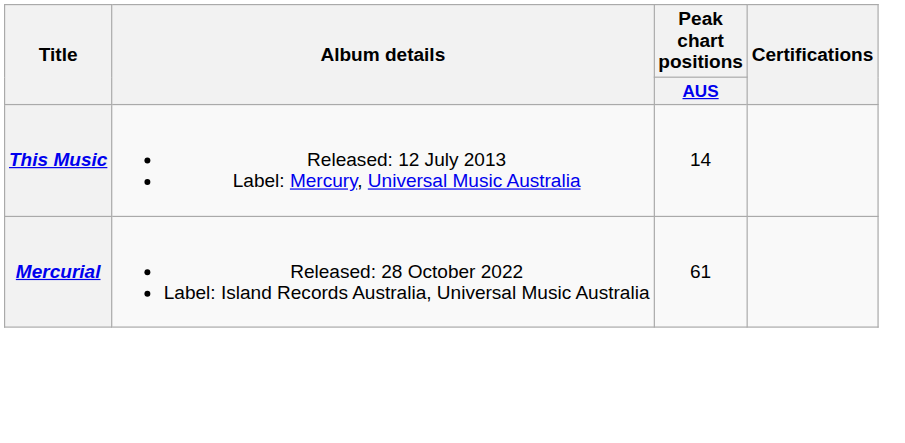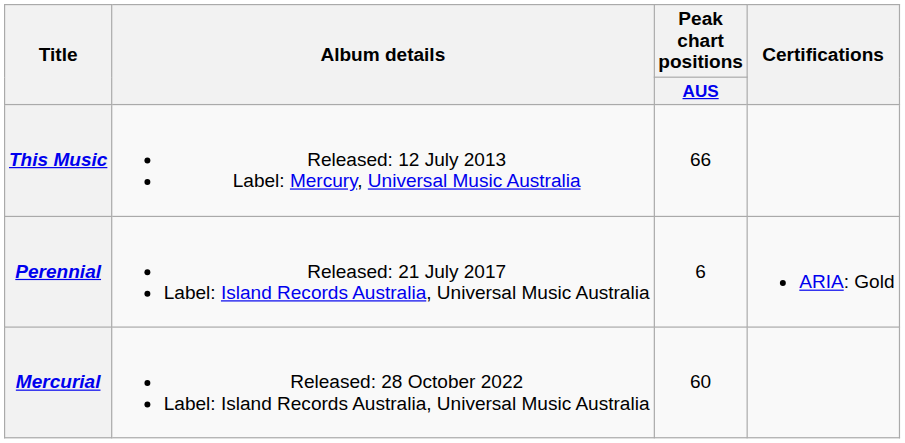(701, 160) 14 -> (701, 160) 66
+ row: (58, 271)
(701, 271) 61 -> (701, 382) 60
